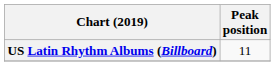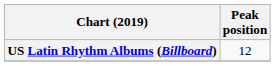(245, 50) 11 -> (245, 50) 12
